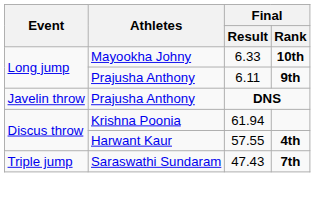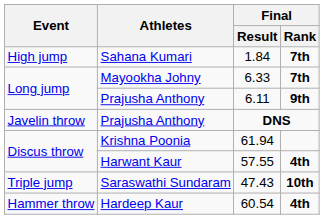+ row: (257, 57)
(290, 57) 10th -> (300, 78) 7th
(290, 162) 7th -> (300, 183) 10th
+ row: (257, 204)
